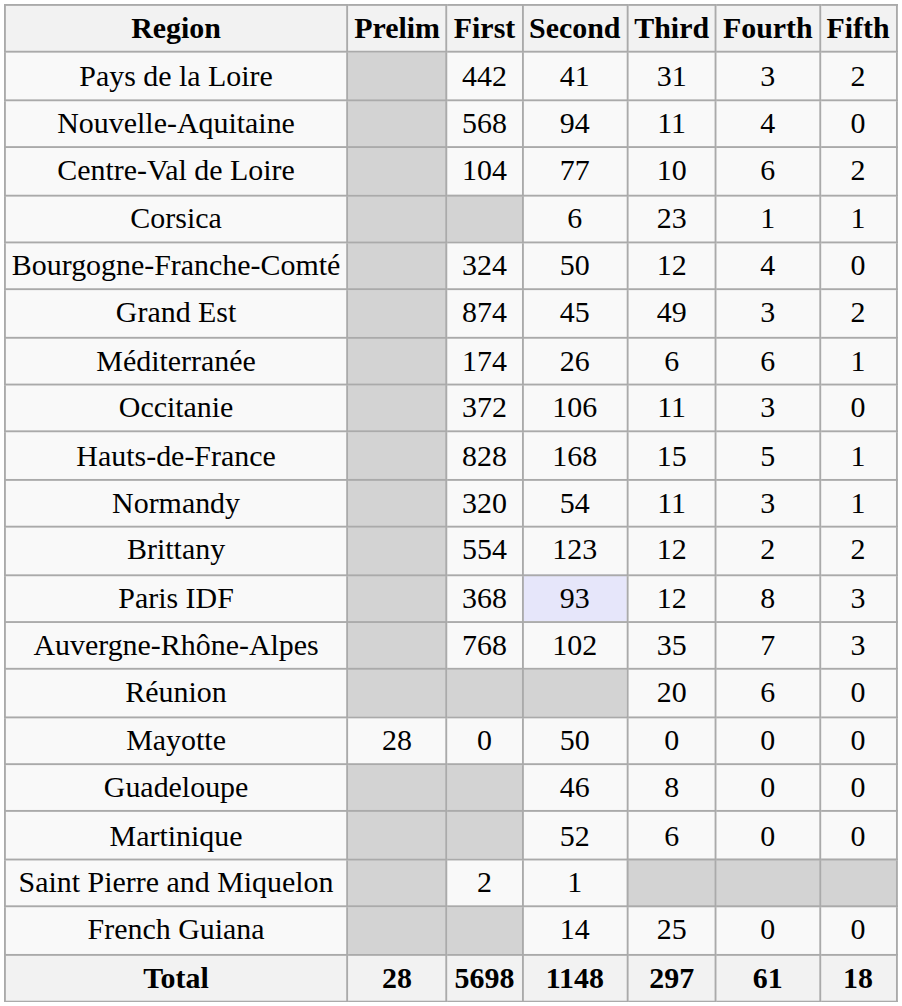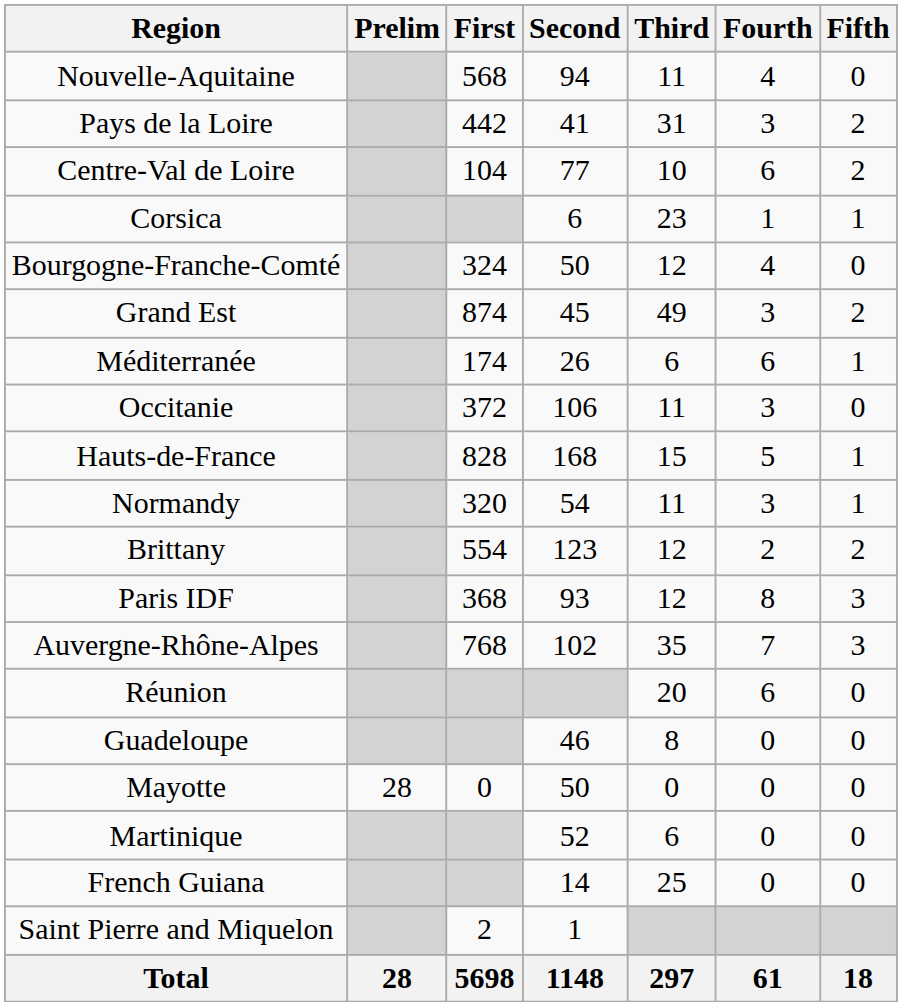rows swapped: (176, 123) <-> (176, 75)
(575, 597) lavender background -> (575, 597) no background
rows swapped: (176, 739) <-> (176, 787)
rows swapped: (176, 929) <-> (176, 882)
